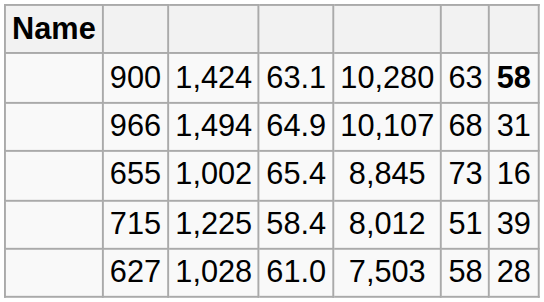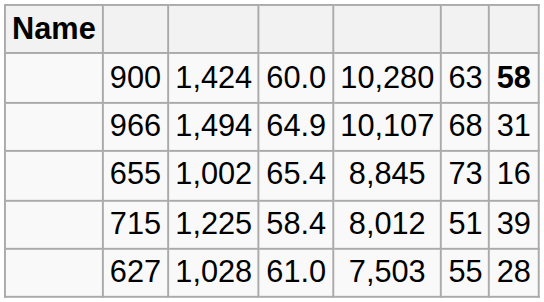(296, 77) 63.1 -> (296, 77) 60.0
(466, 272) 58 -> (466, 272) 55
